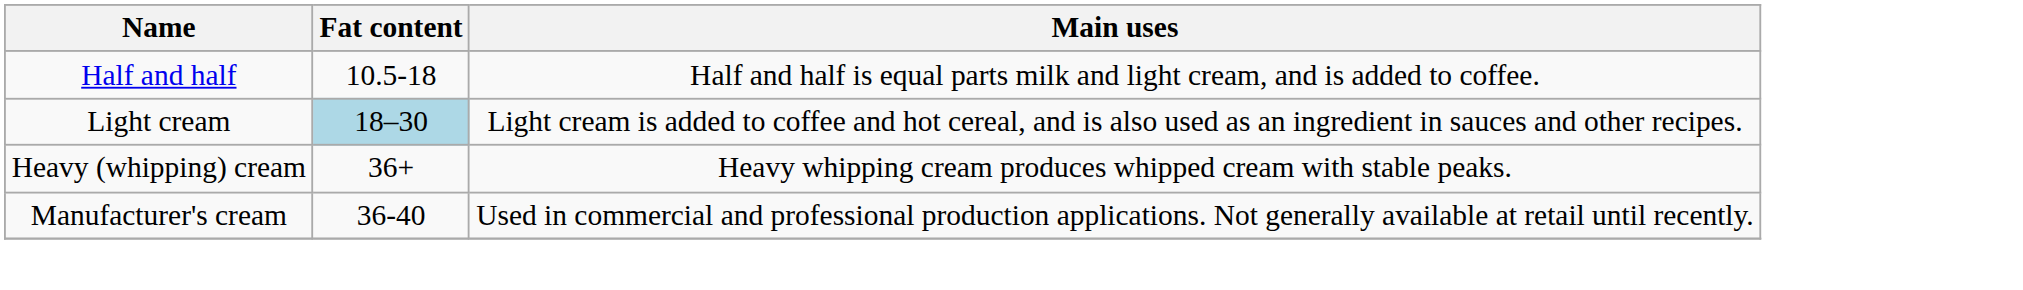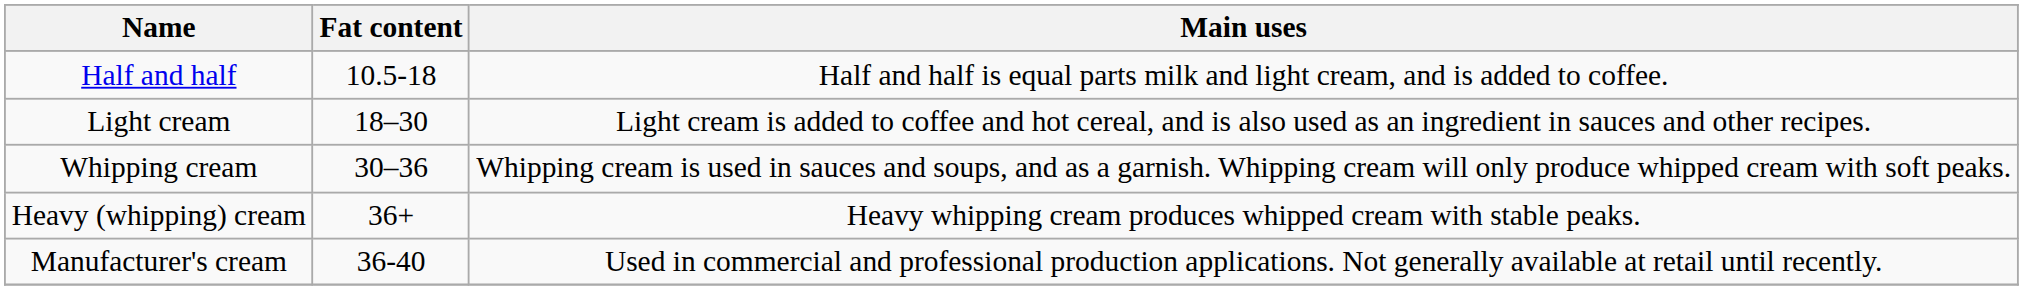(391, 121) lightblue background -> (391, 121) no background
+ row: (159, 167)
